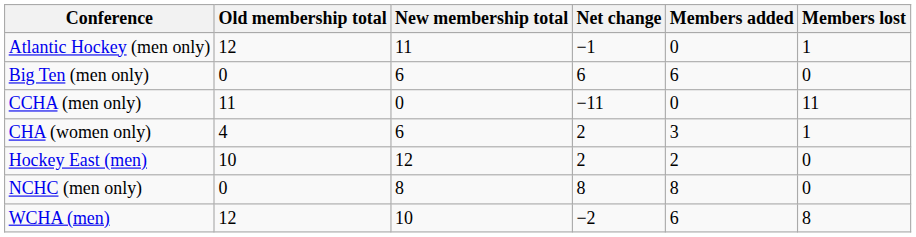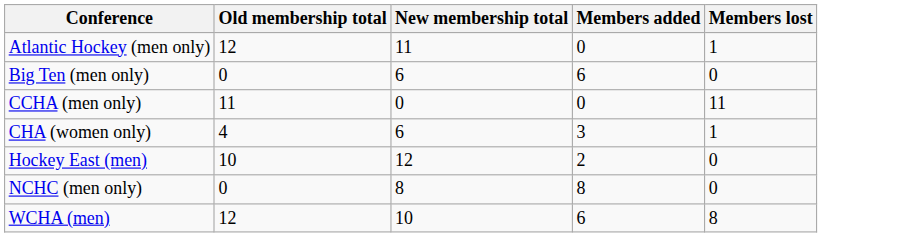- column: (619, 18)
